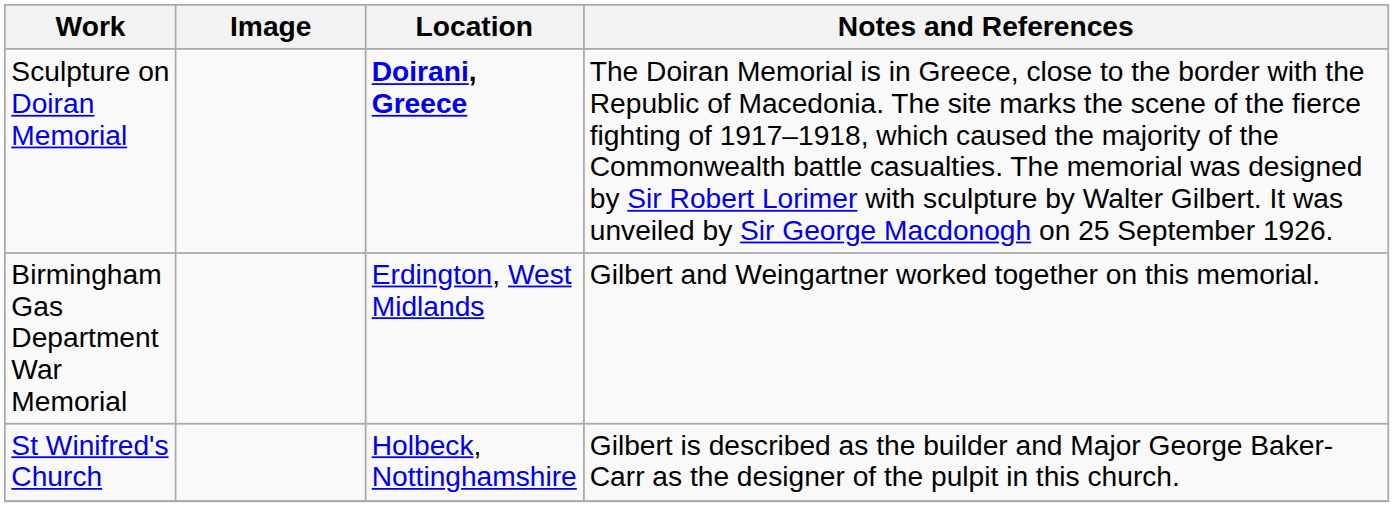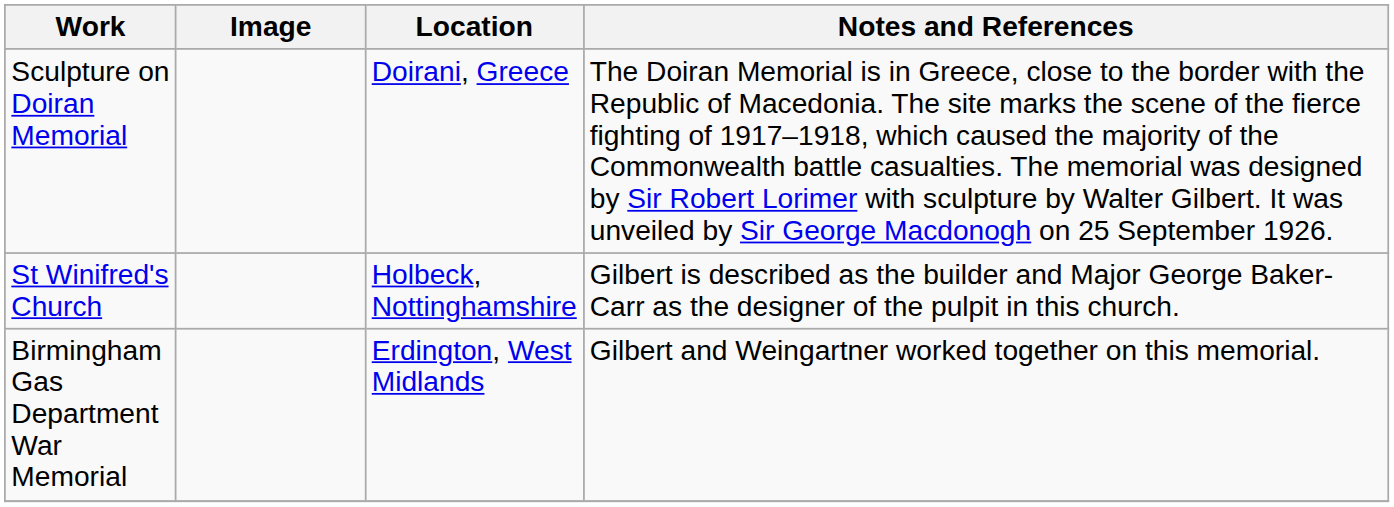(424, 87) bold -> (470, 71) normal
rows swapped: (90, 461) <-> (86, 337)
